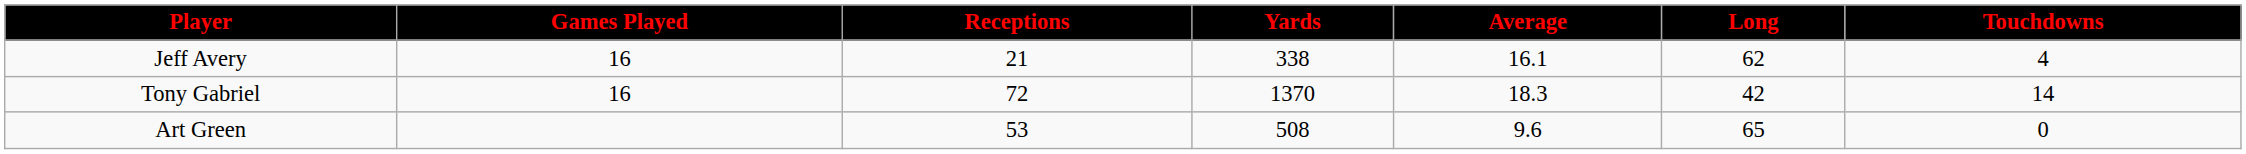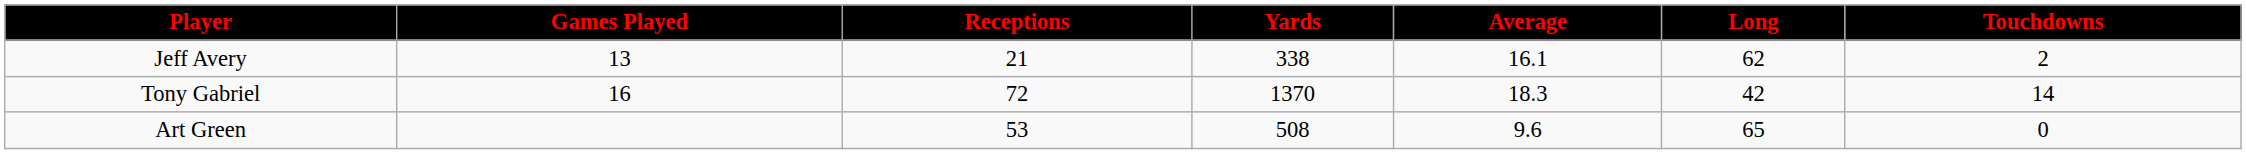(619, 58) 16 -> (619, 58) 13
(2043, 58) 4 -> (2043, 58) 2
